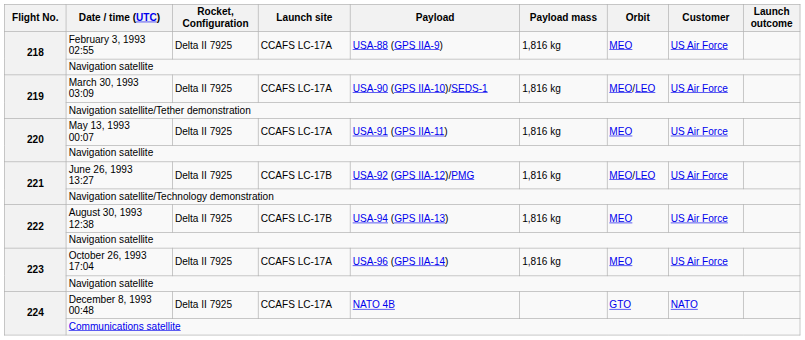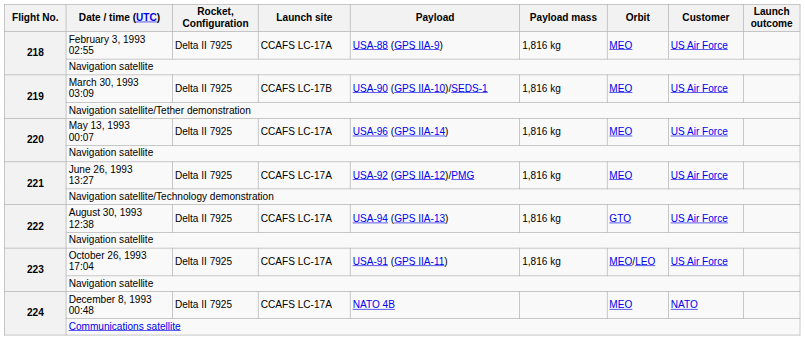(296, 88) CCAFS LC-17A -> (296, 88) CCAFS LC-17B
(632, 88) MEO/LEO -> (621, 88) MEO
(400, 132) USA-91 (GPS IIA-11) -> (401, 132) USA-96 (GPS IIA-14)
(296, 175) CCAFS LC-17B -> (296, 175) CCAFS LC-17A
(632, 175) MEO/LEO -> (621, 175) MEO
(296, 218) CCAFS LC-17B -> (296, 218) CCAFS LC-17A
(621, 218) MEO -> (620, 218) GTO
(401, 262) USA-96 (GPS IIA-14) -> (400, 262) USA-91 (GPS IIA-11)
(621, 262) MEO -> (632, 262) MEO/LEO
(620, 305) GTO -> (621, 305) MEO
